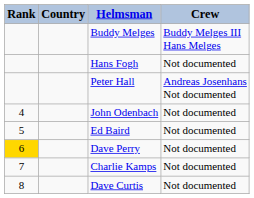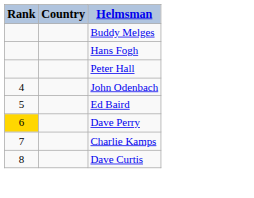- column: (205, 14)
